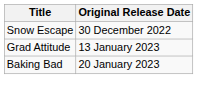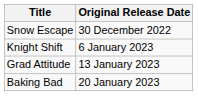+ row: (35, 47)
